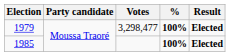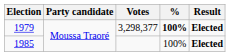(138, 28) 3,298,477 -> (138, 28) 3,298,377
(175, 43) bold -> (175, 43) normal
